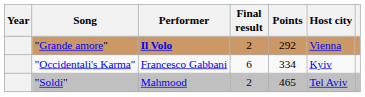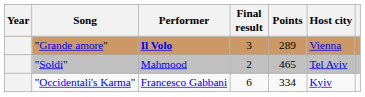(249, 45) 2 -> (249, 45) 3
(288, 45) 292 -> (288, 45) 289
rows swapped: (85, 64) <-> (51, 82)
